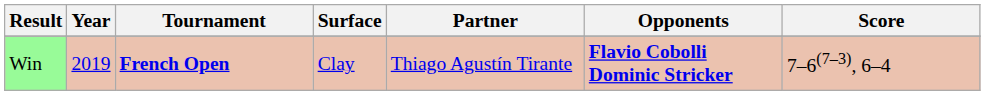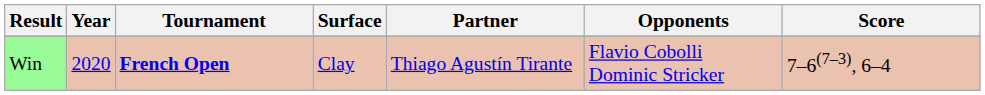(91, 62) 2019 -> (91, 62) 2020
(661, 62) bold -> (656, 62) normal
